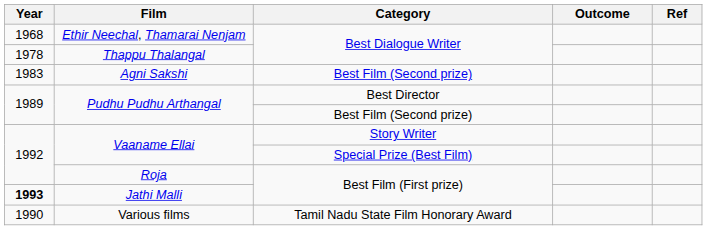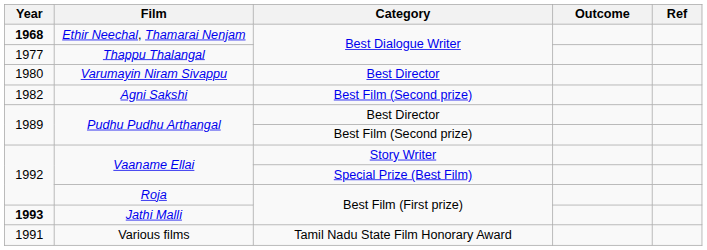(29, 34) normal -> (29, 34) bold
(29, 54) 1978 -> (29, 54) 1977
+ row: (154, 74)
(29, 74) 1983 -> (29, 94) 1982
(29, 214) 1990 -> (29, 235) 1991
